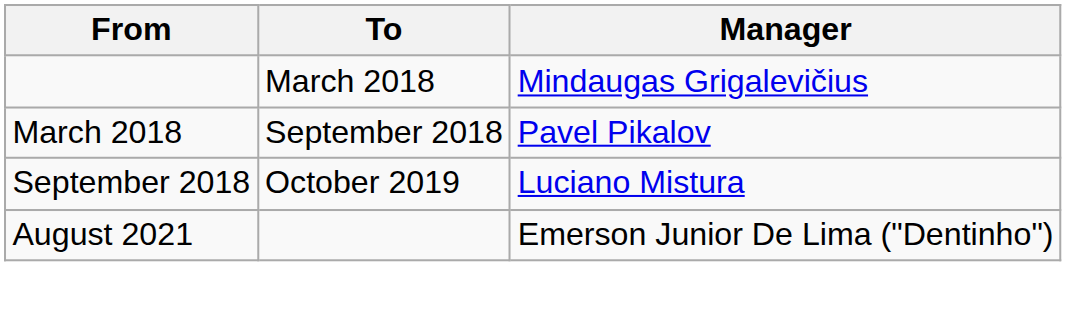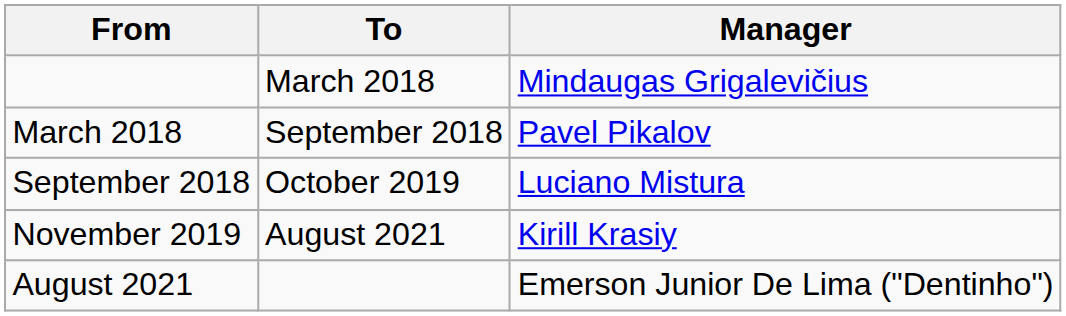+ row: (127, 234)
